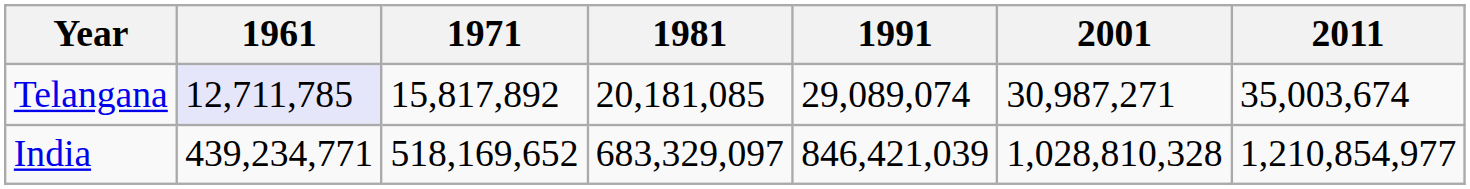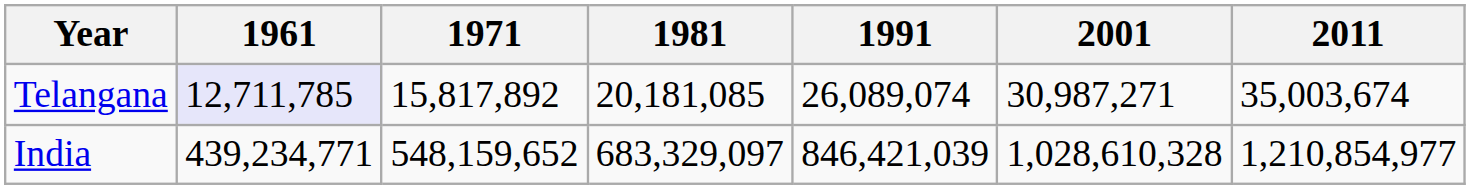(886, 93) 29,089,074 -> (886, 93) 26,089,074
(484, 153) 518,169,652 -> (484, 153) 548,159,652
(1115, 153) 1,028,810,328 -> (1115, 153) 1,028,610,328
